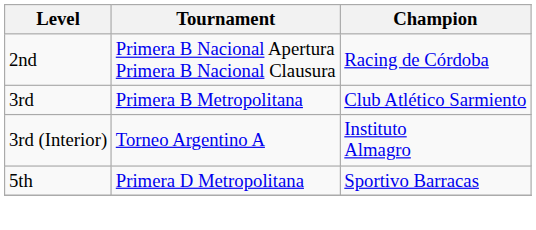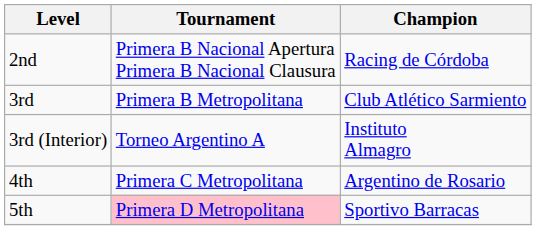+ row: (21, 180)
(210, 180) no background -> (210, 209) pink background
